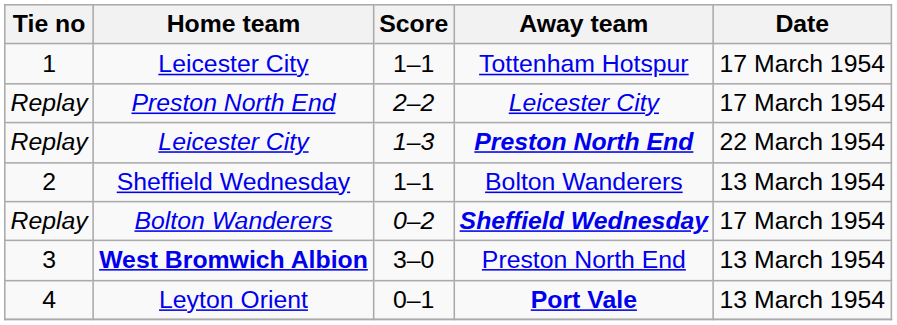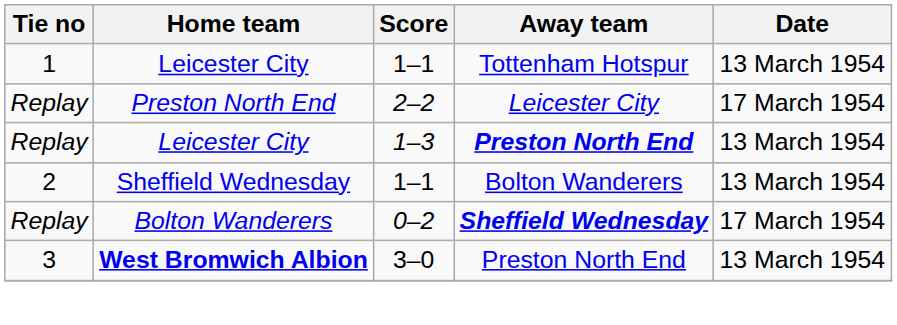(802, 63) 17 March 1954 -> (802, 63) 13 March 1954
(802, 142) 22 March 1954 -> (802, 142) 13 March 1954
- row: (233, 299)
